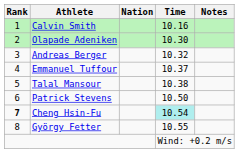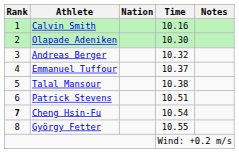(175, 98) 10.50 -> (175, 98) 10.51
(175, 112) paleturquoise background -> (175, 112) no background
